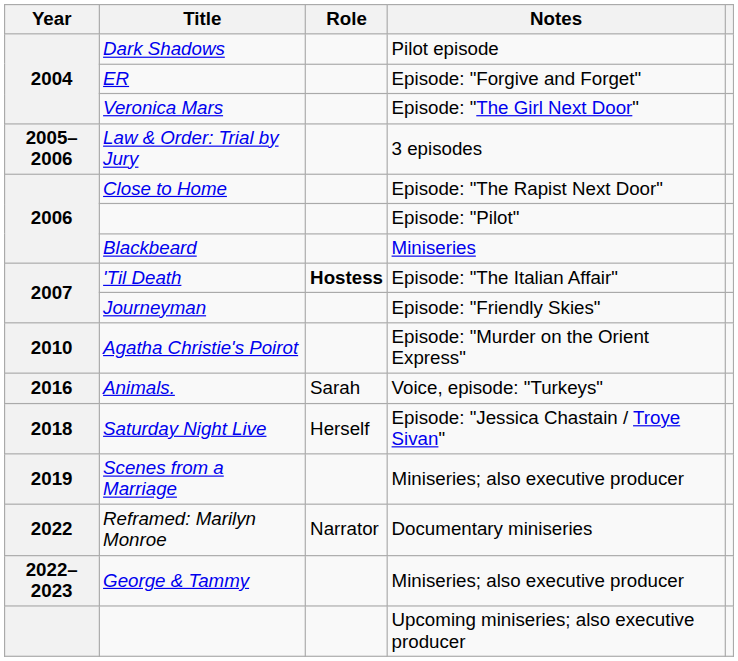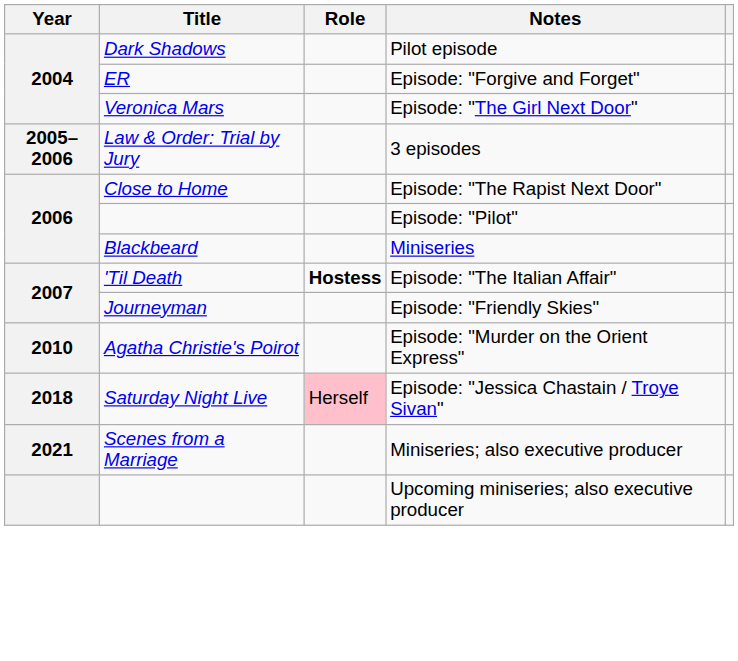- row: (139, 388)
(340, 428) no background -> (338, 398) pink background
(52, 479) 2019 -> (52, 449) 2021
- row: (180, 529)
- row: (176, 580)
